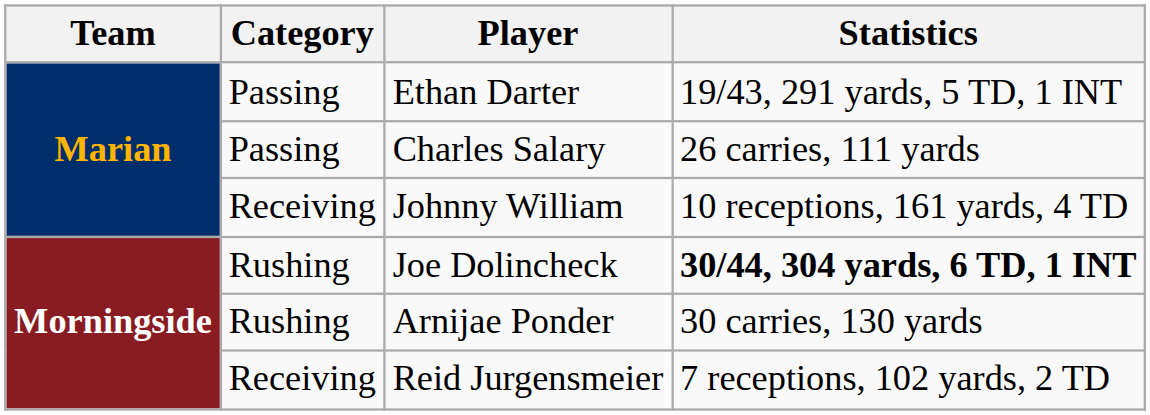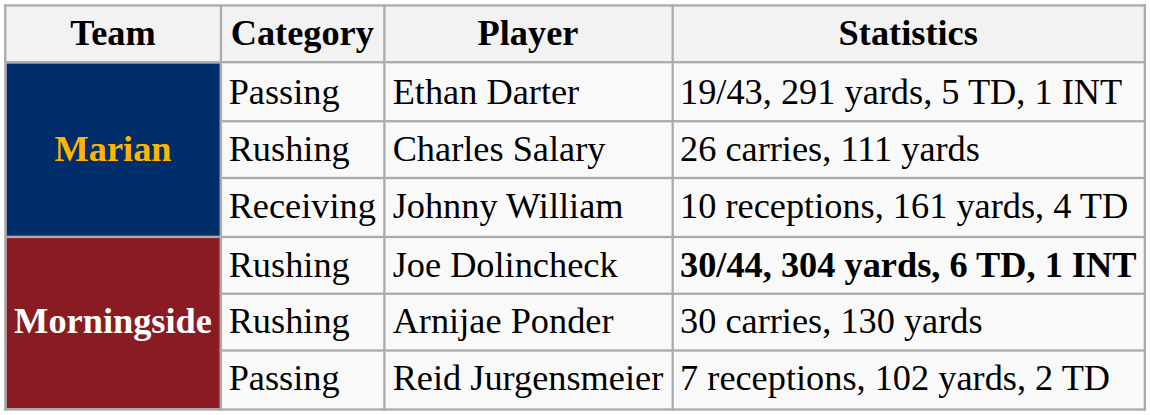(284, 148) Passing -> (289, 148) Rushing
(302, 379) Receiving -> (284, 379) Passing
